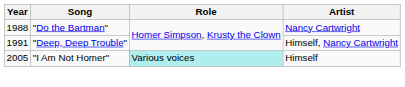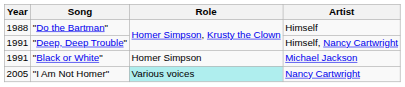(323, 27) Nancy Cartwright -> (301, 27) Himself
+ row: (68, 58)
(301, 58) Himself -> (323, 74) Nancy Cartwright
